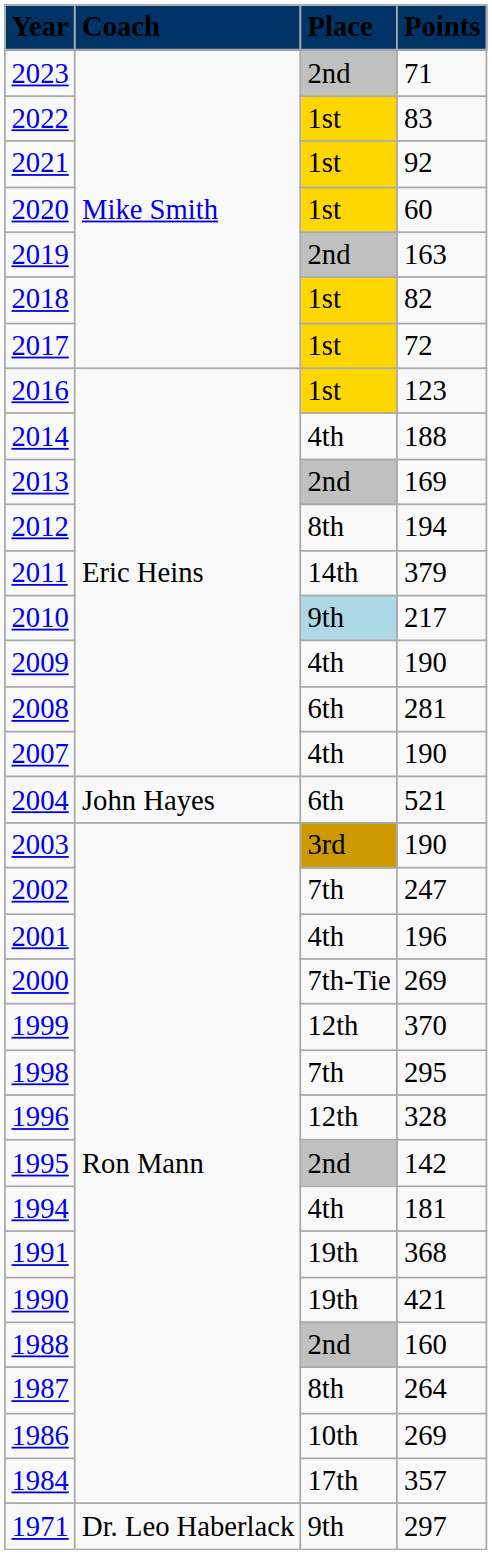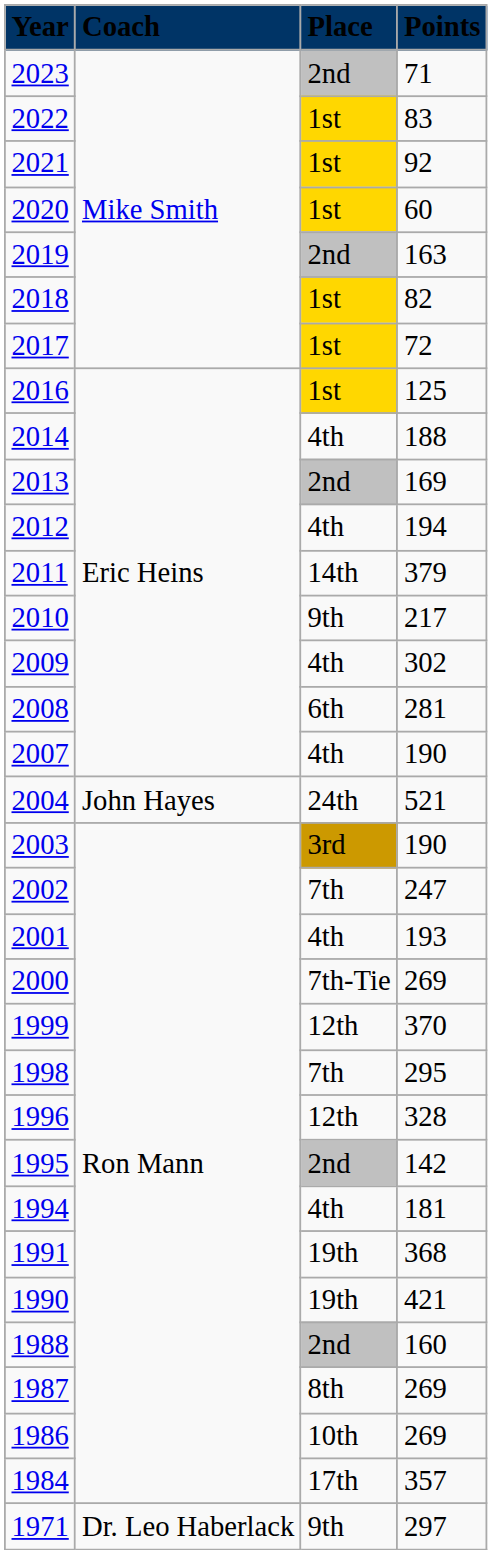(425, 390) 123 -> (425, 390) 125
(326, 526) 8th -> (326, 526) 4th
(326, 617) lightblue background -> (326, 617) no background
(425, 663) 190 -> (425, 663) 302
(326, 799) 6th -> (333, 799) 24th
(425, 935) 196 -> (425, 935) 193
(425, 1389) 264 -> (425, 1389) 269
